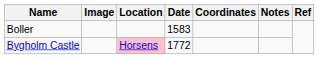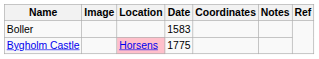(179, 45) 1772 -> (179, 45) 1775
